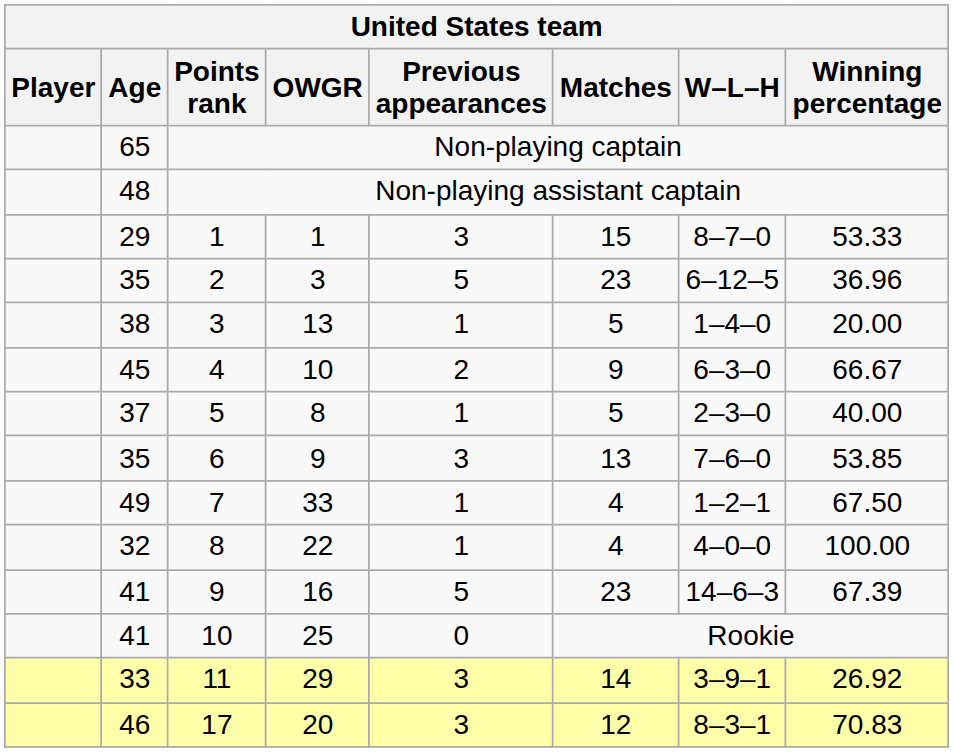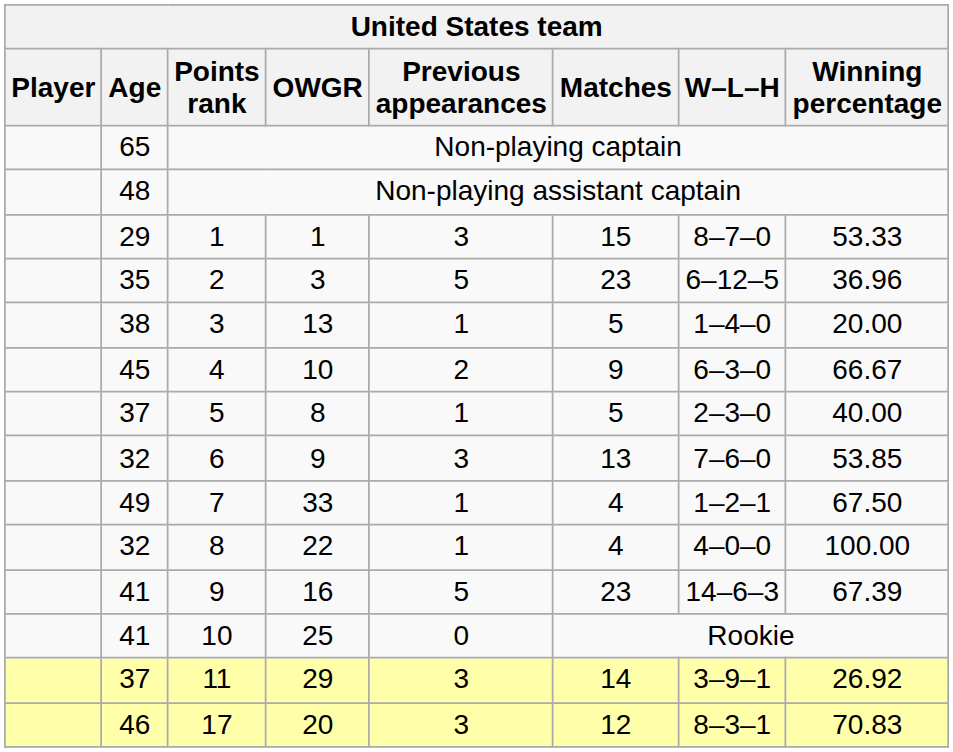(135, 457) 35 -> (135, 457) 32
(135, 679) 33 -> (135, 679) 37
